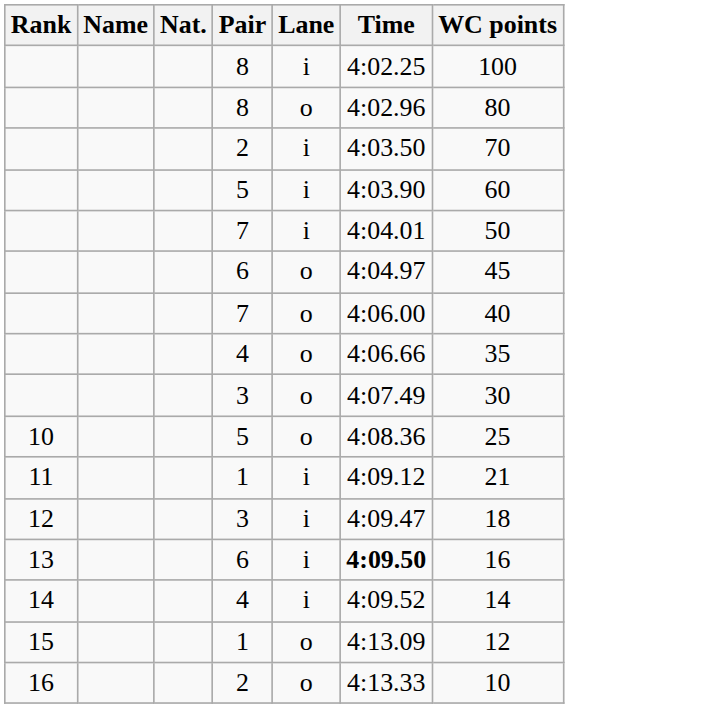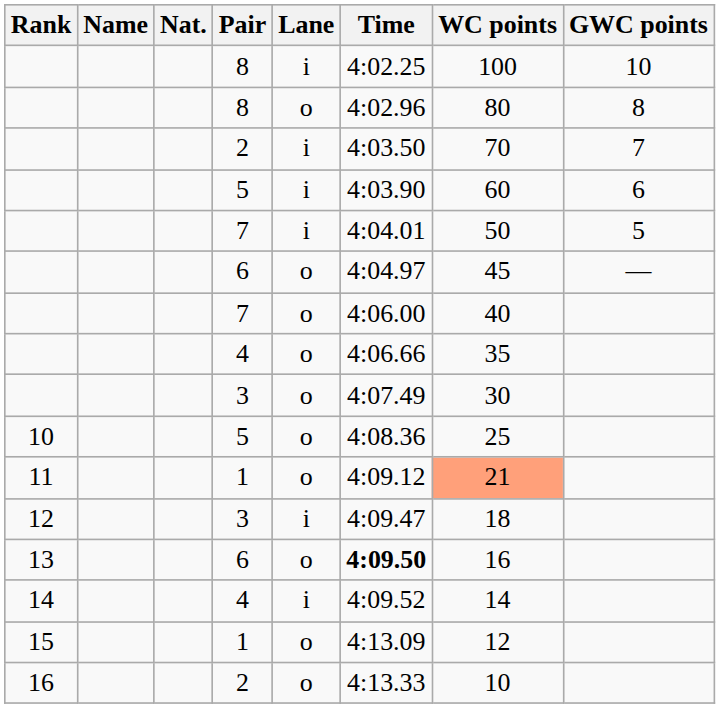+ column: (638, 25)
(306, 477) i -> (306, 477) o
(498, 477) no background -> (498, 477) lightsalmon background
(306, 559) i -> (306, 559) o
